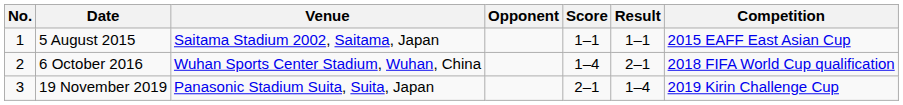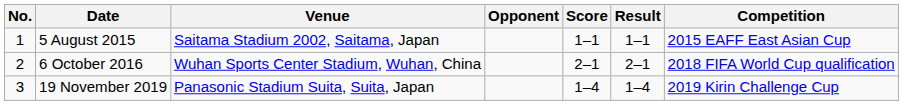(587, 64) 1–4 -> (587, 64) 2–1
(587, 87) 2–1 -> (587, 87) 1–4
